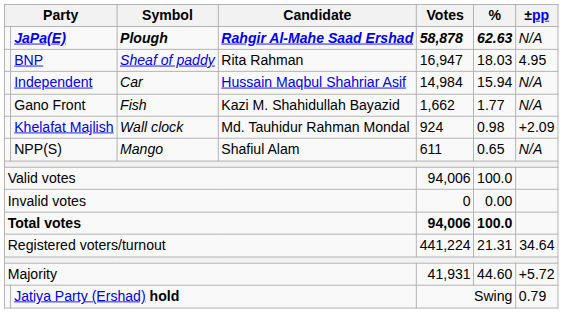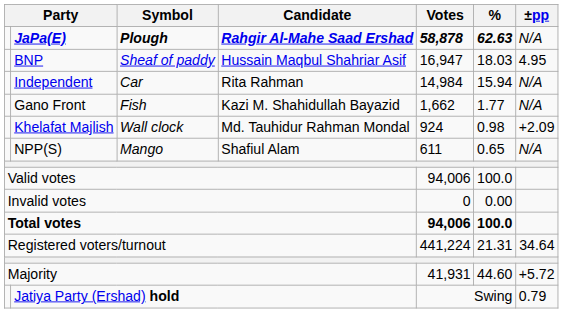(262, 60) Rita Rahman -> (314, 60) Hussain Maqbul Shahriar Asif
(314, 82) Hussain Maqbul Shahriar Asif -> (262, 82) Rita Rahman
